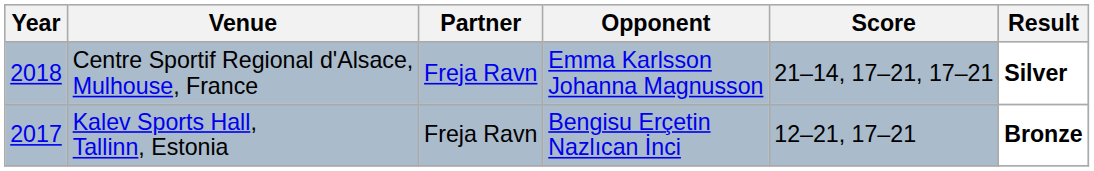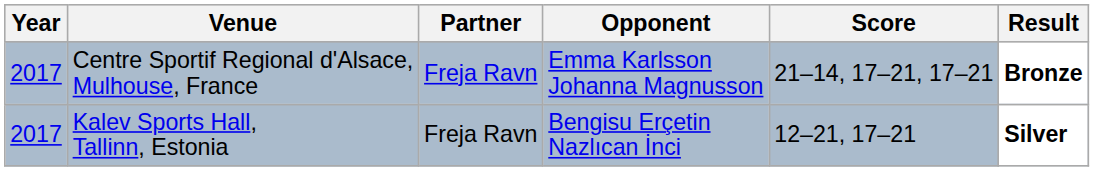(36, 73) 2018 -> (36, 73) 2017
(1036, 73) Silver -> (1043, 73) Bronze
(1043, 135) Bronze -> (1036, 135) Silver
